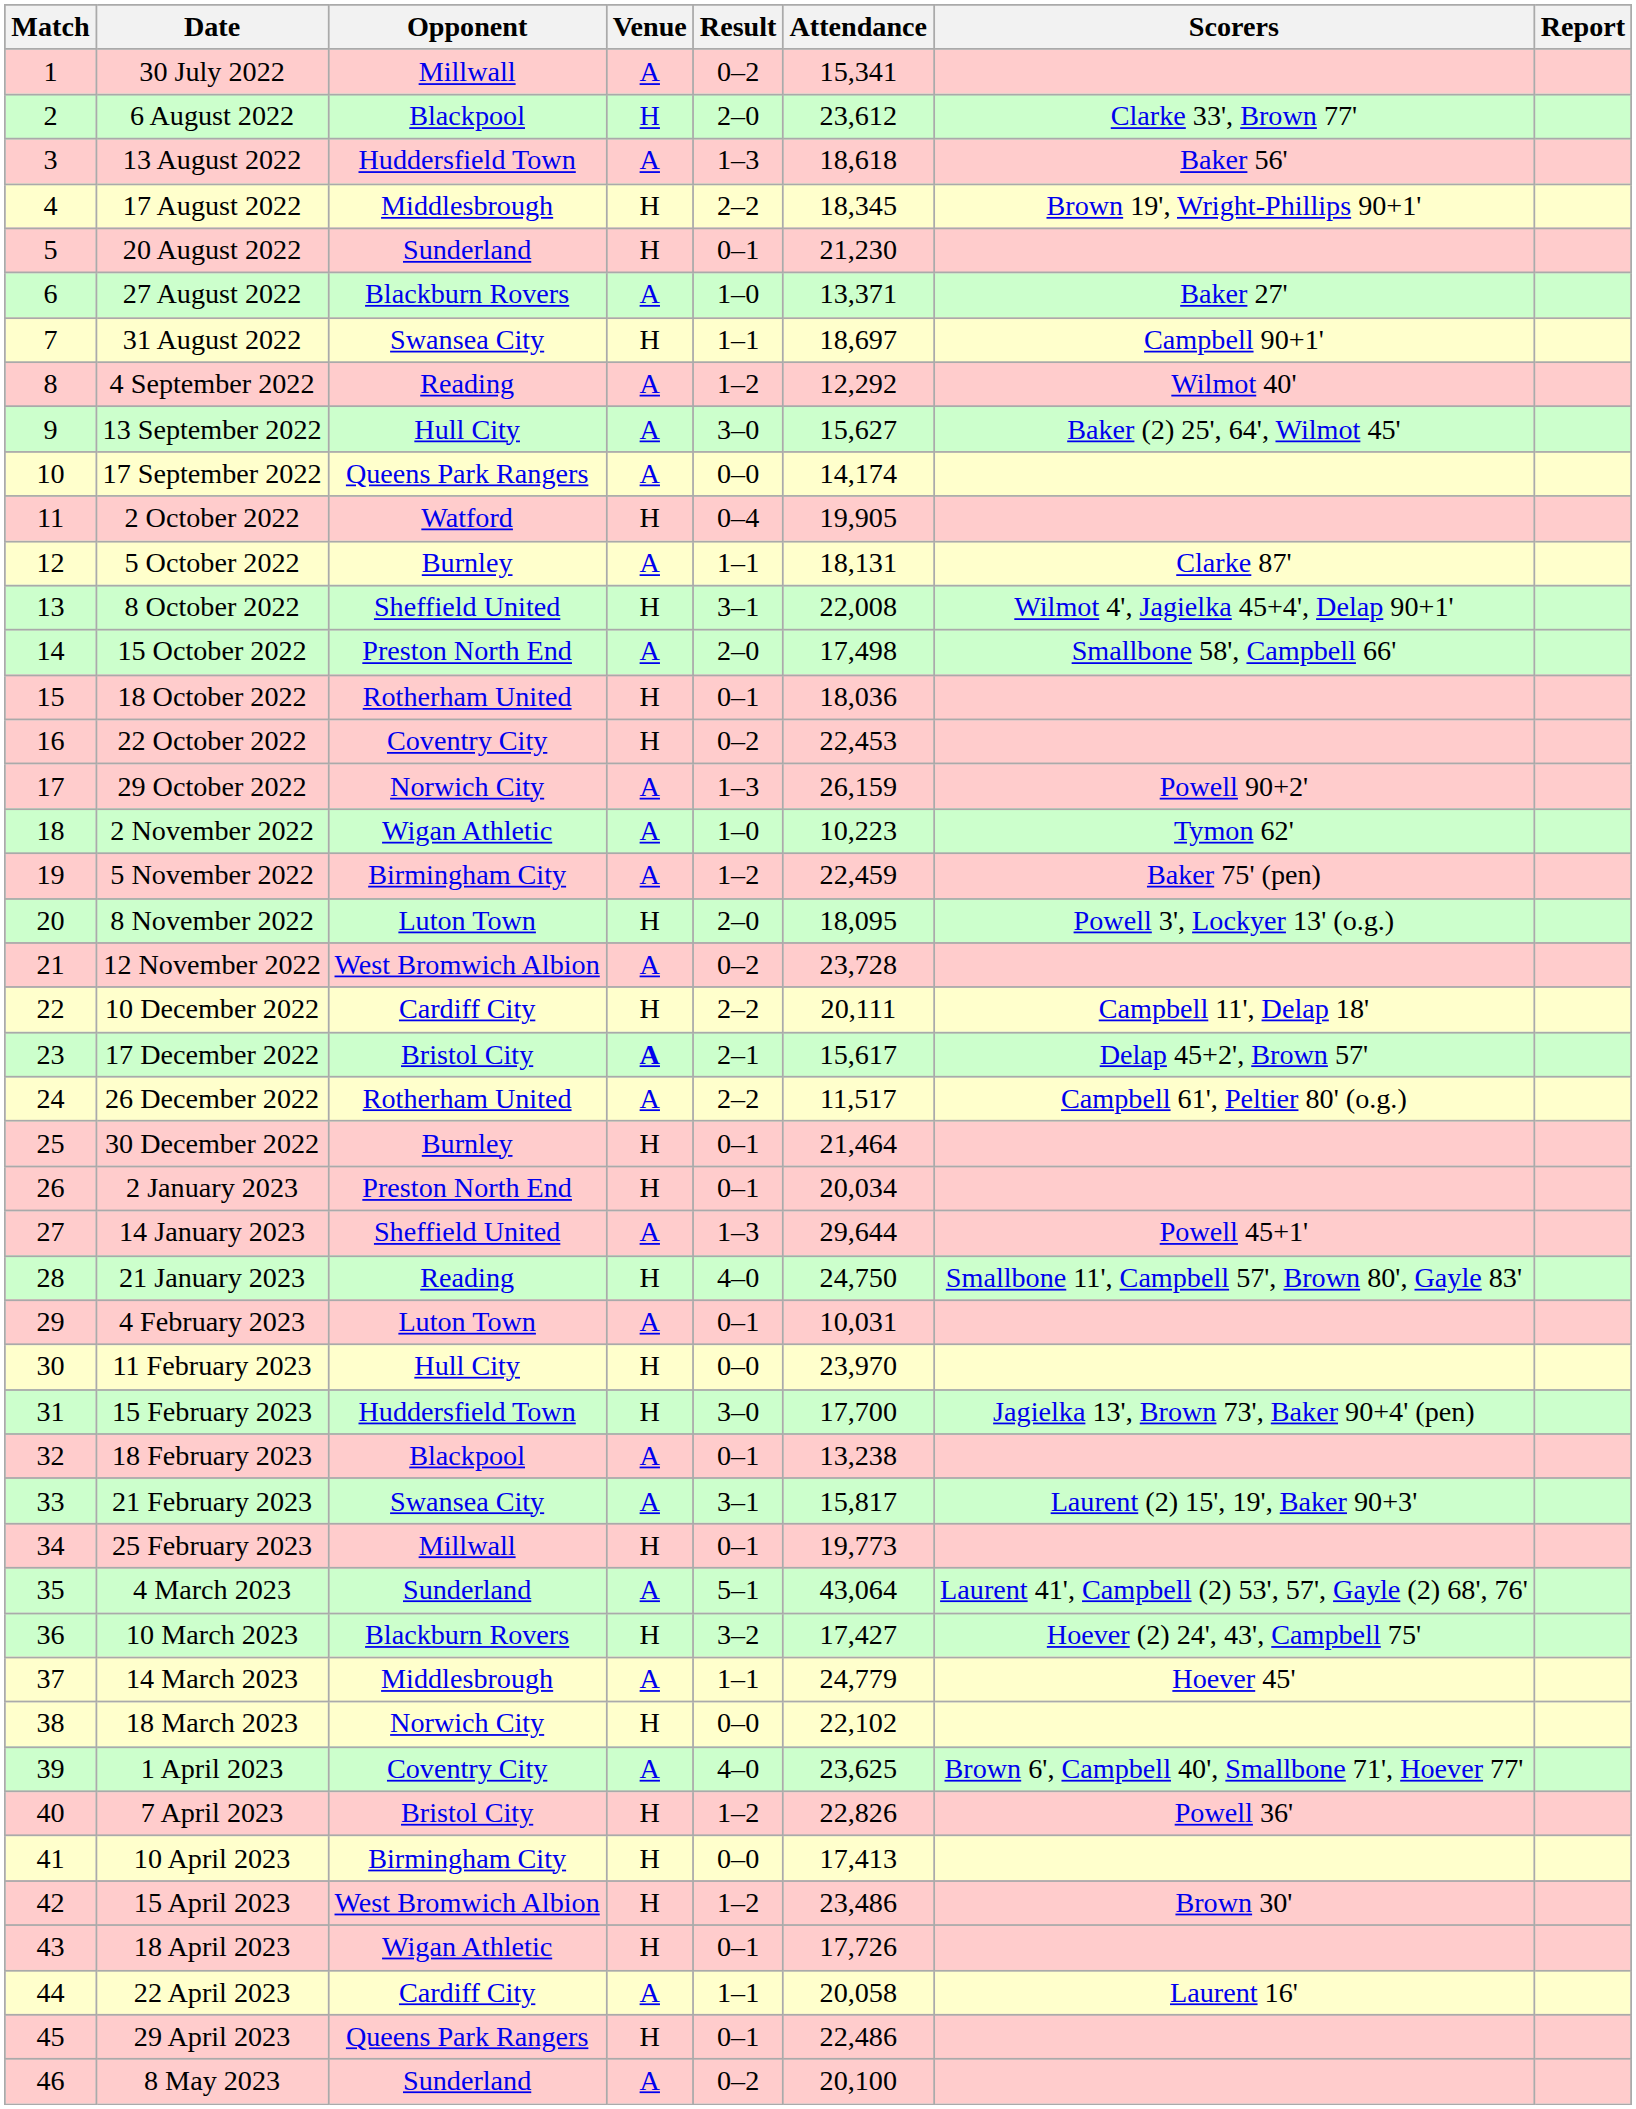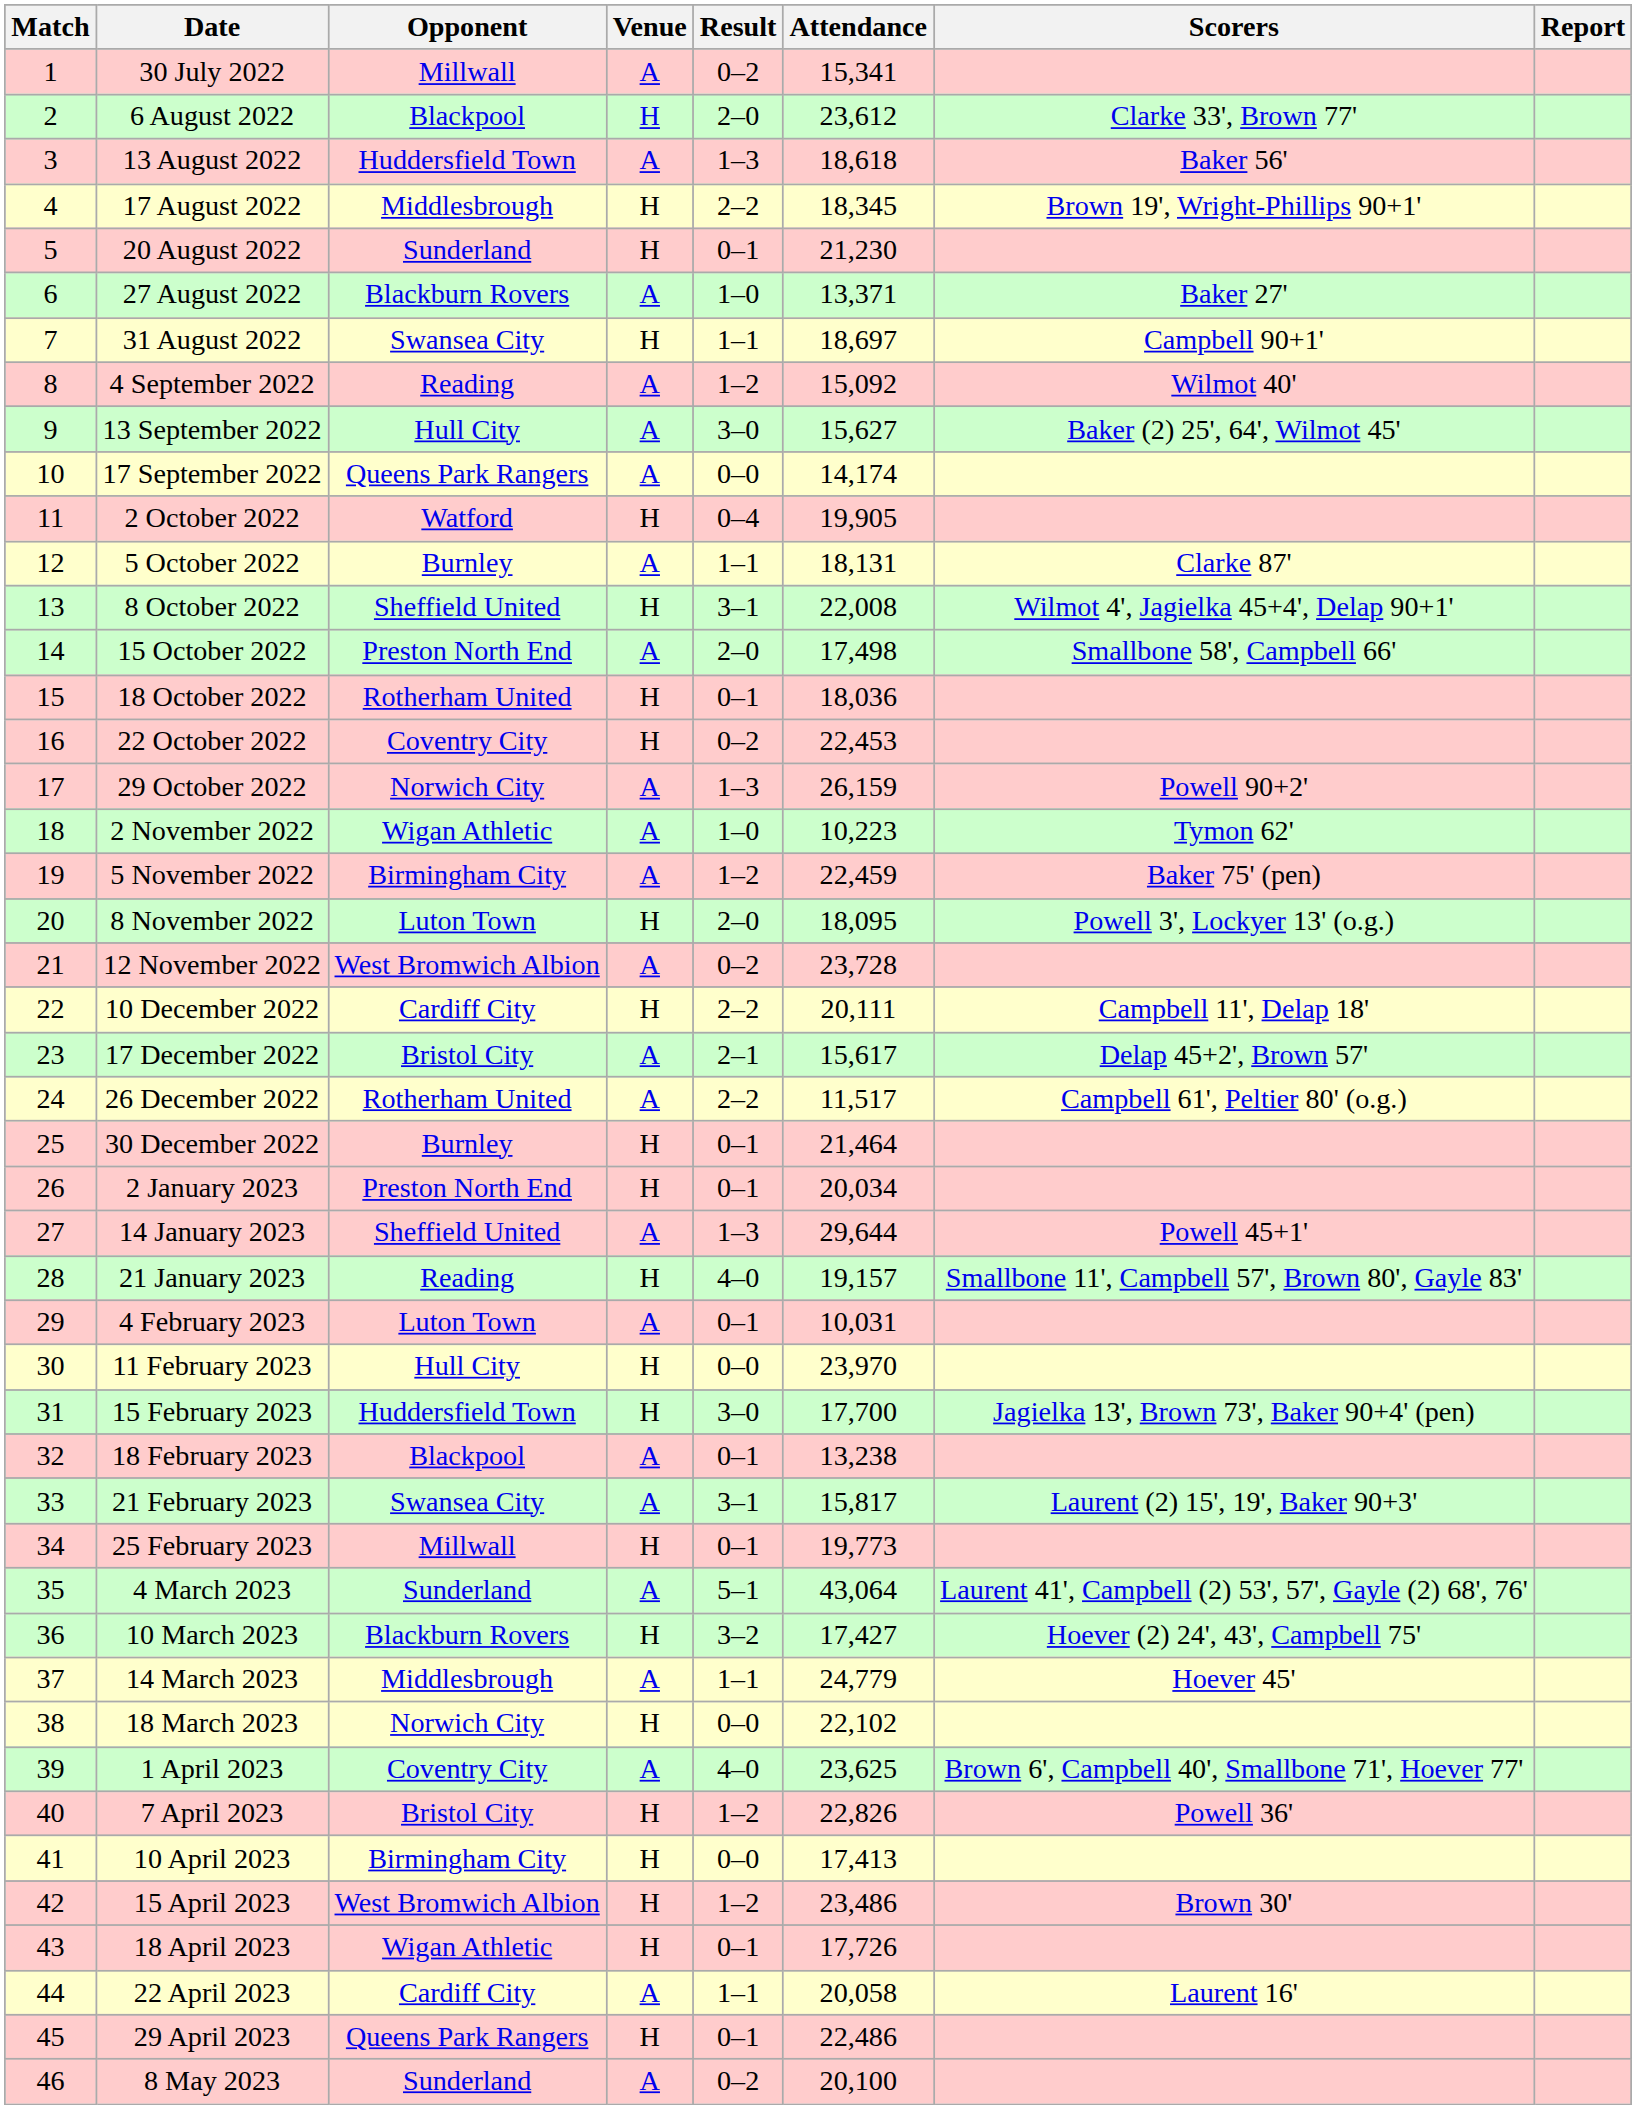(858, 384) 12,292 -> (858, 384) 15,092
(650, 1054) bold -> (650, 1054) normal
(858, 1277) 24,750 -> (858, 1277) 19,157
